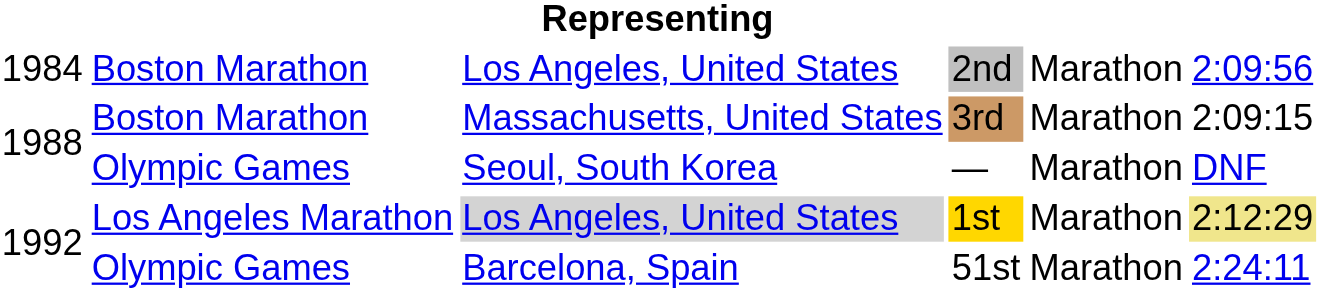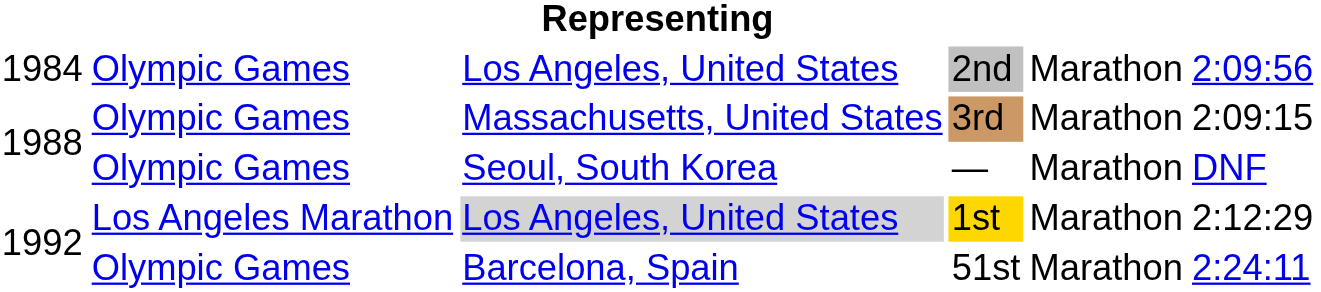(230, 68) Boston Marathon -> (221, 68) Olympic Games
(230, 118) Boston Marathon -> (221, 118) Olympic Games
(1253, 218) khaki background -> (1253, 218) no background
